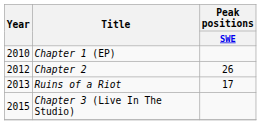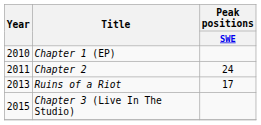(18, 69) 2012 -> (18, 69) 2011
(228, 69) 26 -> (228, 69) 24
